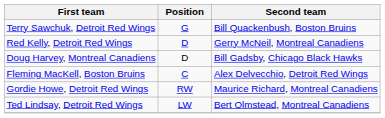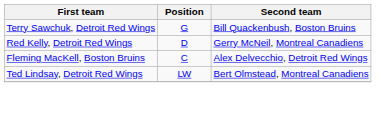- row: (81, 58)
- row: (77, 89)
